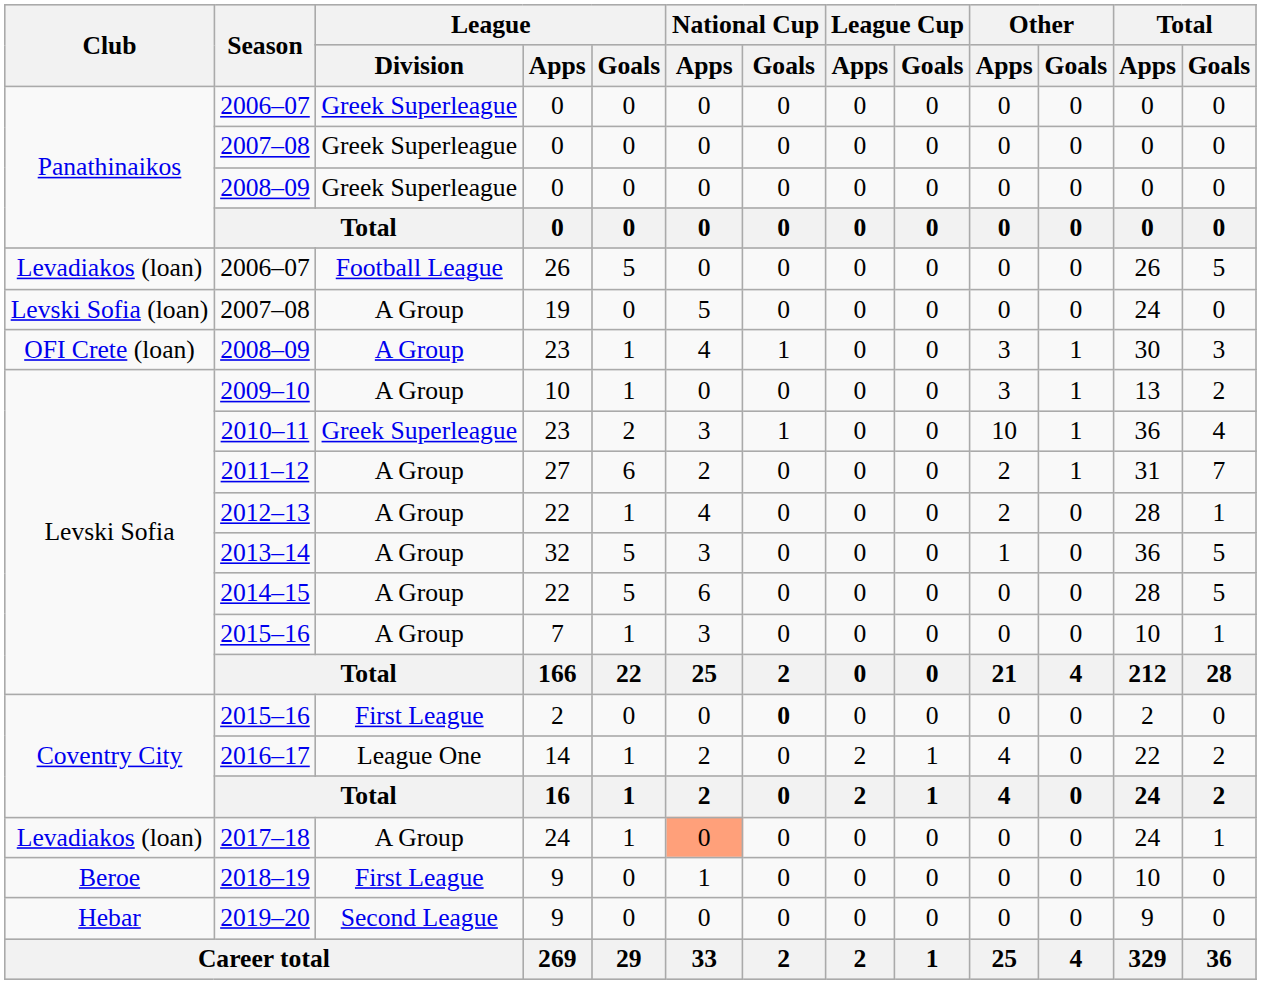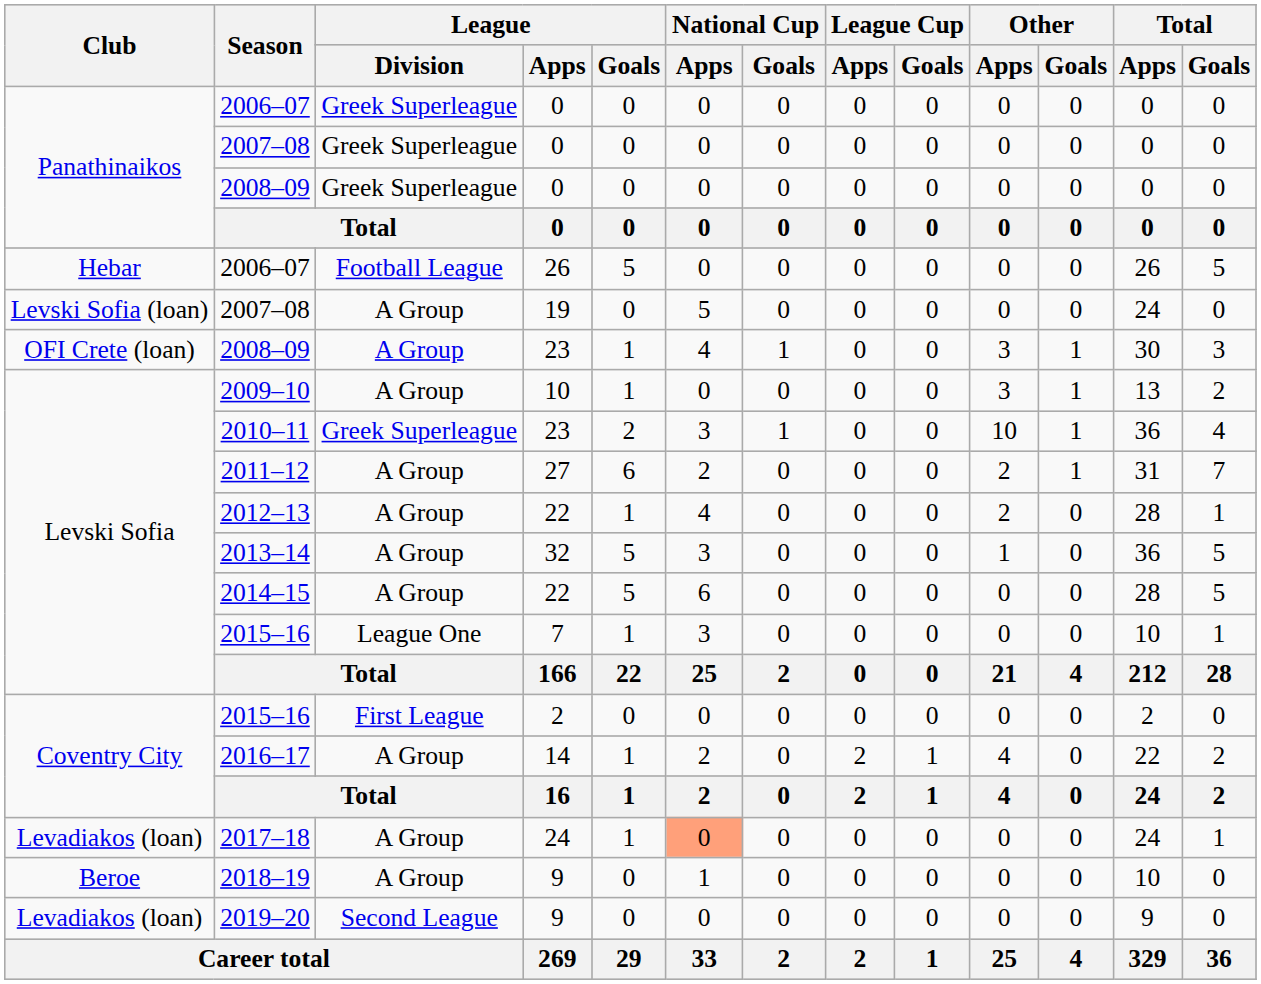(110, 268) Levadiakos (loan) -> (110, 268) Hebar
(419, 633) A Group -> (419, 633) League One
(784, 715) bold -> (784, 715) normal
(419, 755) League One -> (419, 755) A Group
(419, 877) First League -> (419, 877) A Group
(110, 918) Hebar -> (110, 918) Levadiakos (loan)
